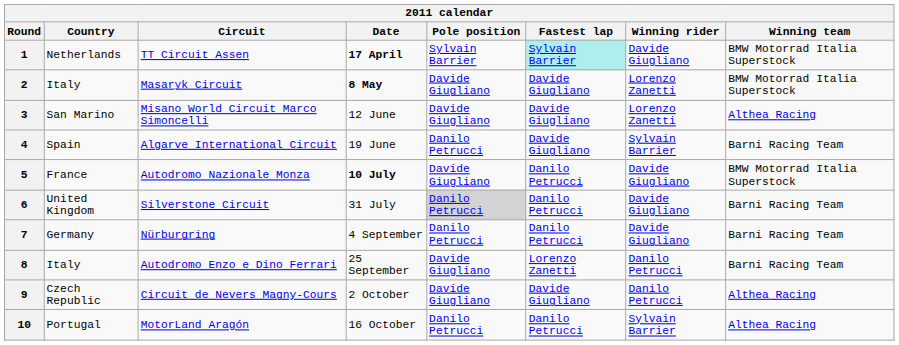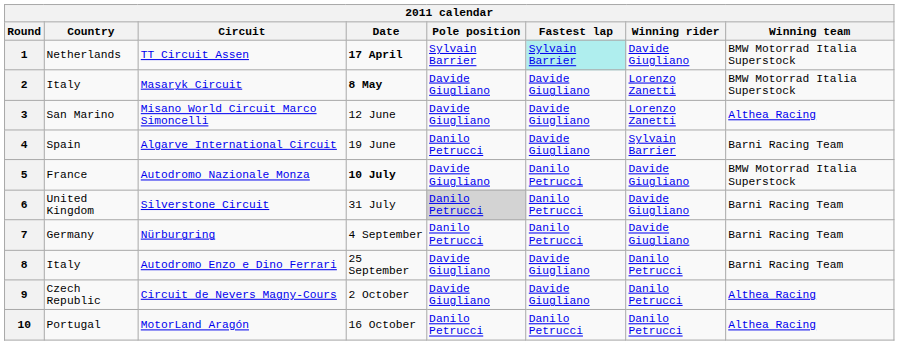(552, 265) Lorenzo Zanetti -> (559, 265) Davide Giugliano
(652, 325) Sylvain Barrier -> (656, 325) Danilo Petrucci
